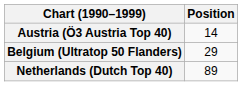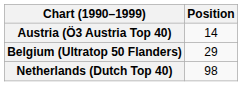(211, 71) 89 -> (211, 71) 98
